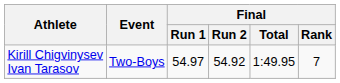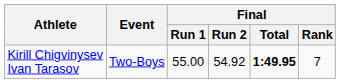(188, 62) 54.97 -> (188, 62) 55.00
(274, 62) normal -> (274, 62) bold
